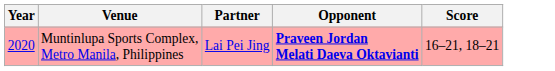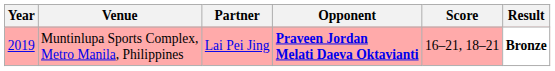+ column: (526, 16)
(21, 46) 2020 -> (21, 46) 2019
